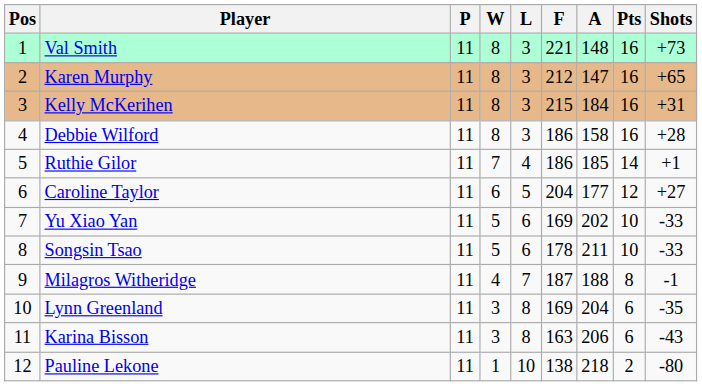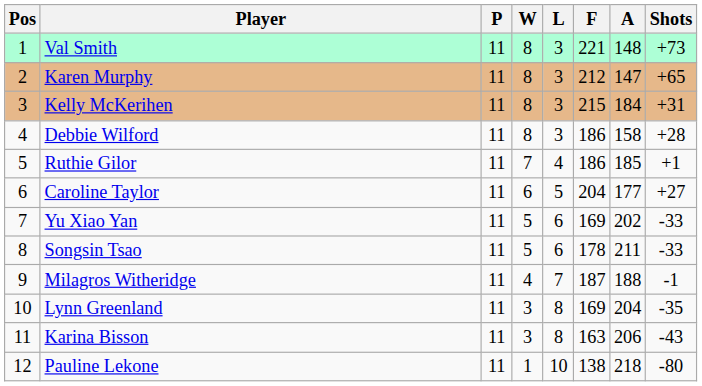- column: (629, 18)
